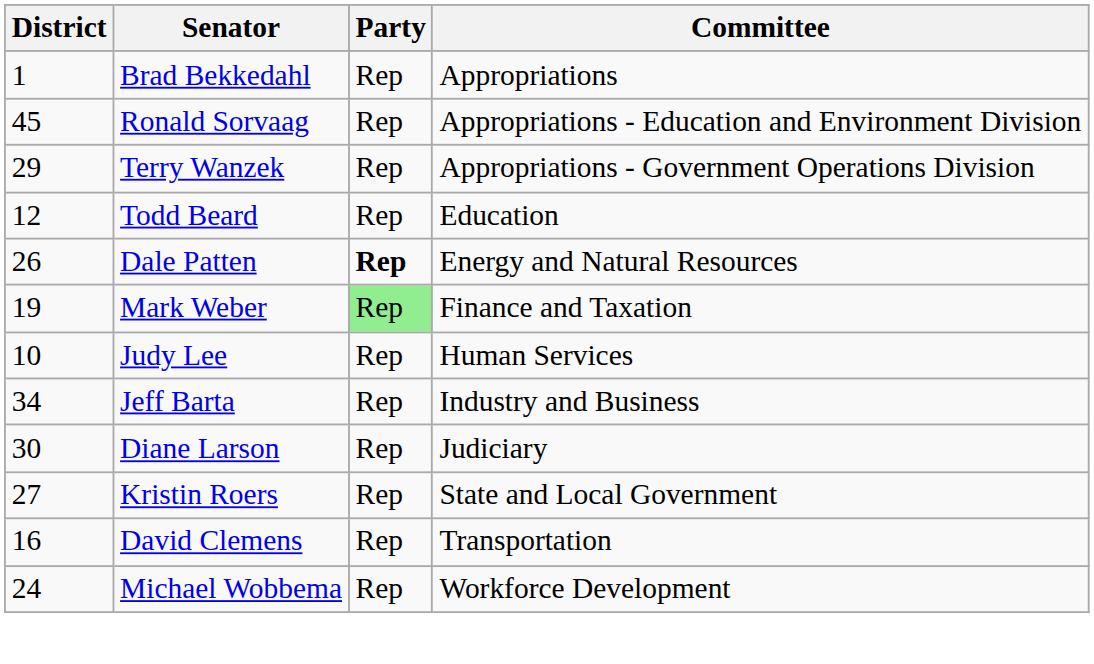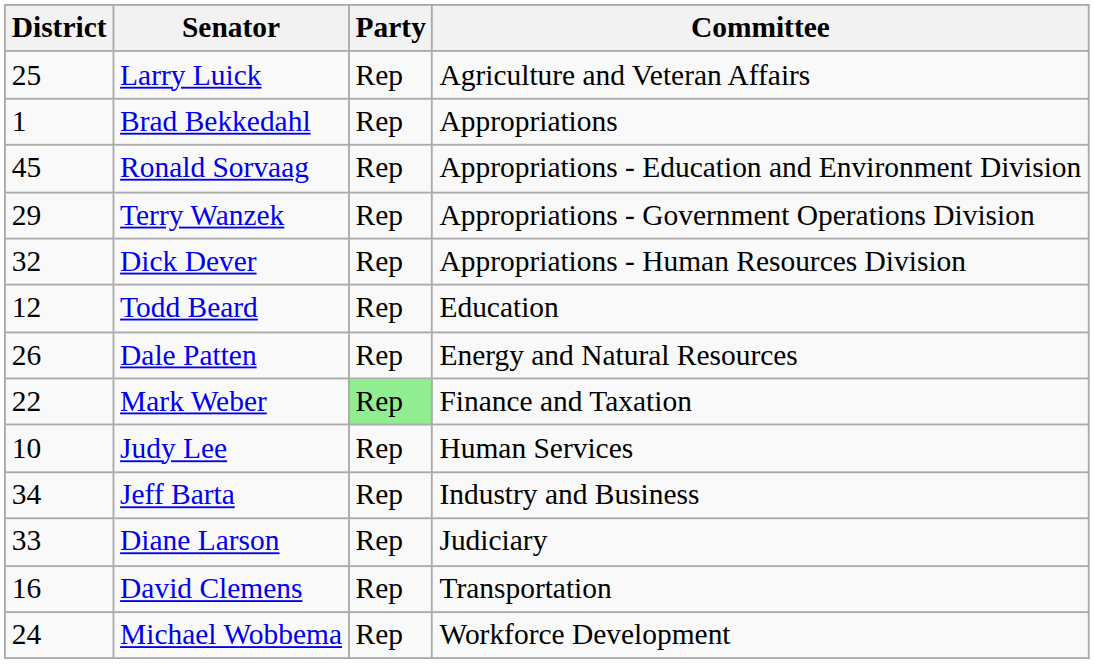+ row: (191, 74)
+ row: (188, 261)
(381, 261) bold -> (379, 354) normal
(26, 307) 19 -> (26, 401) 22
(26, 448) 30 -> (26, 541) 33
- row: (199, 494)
